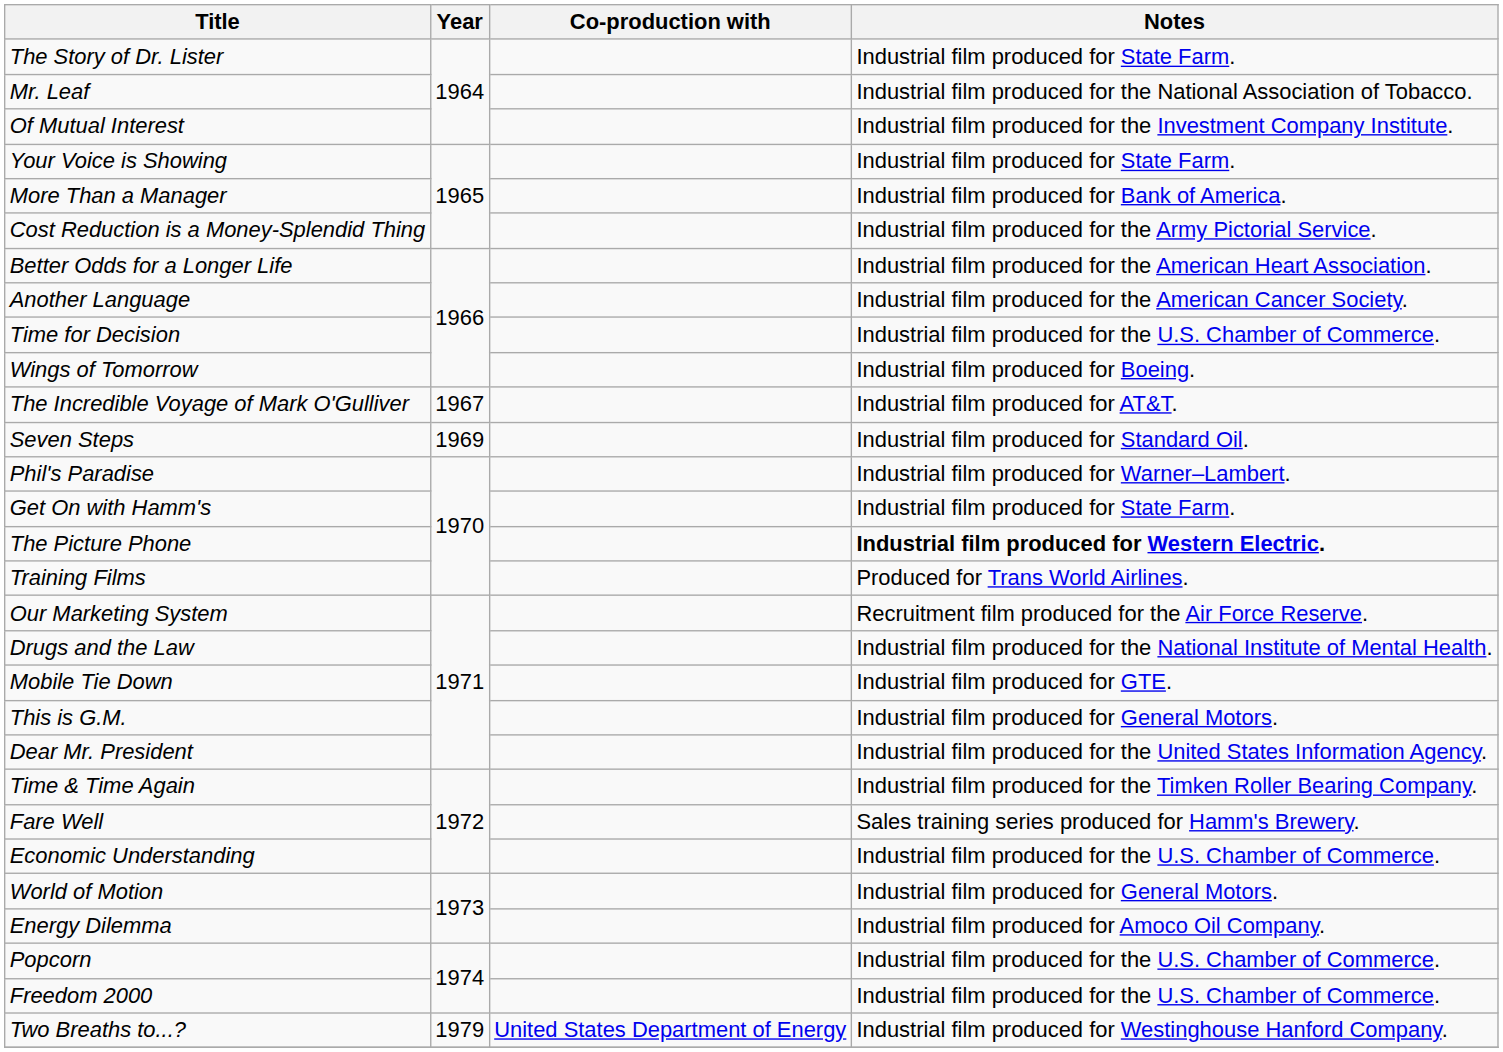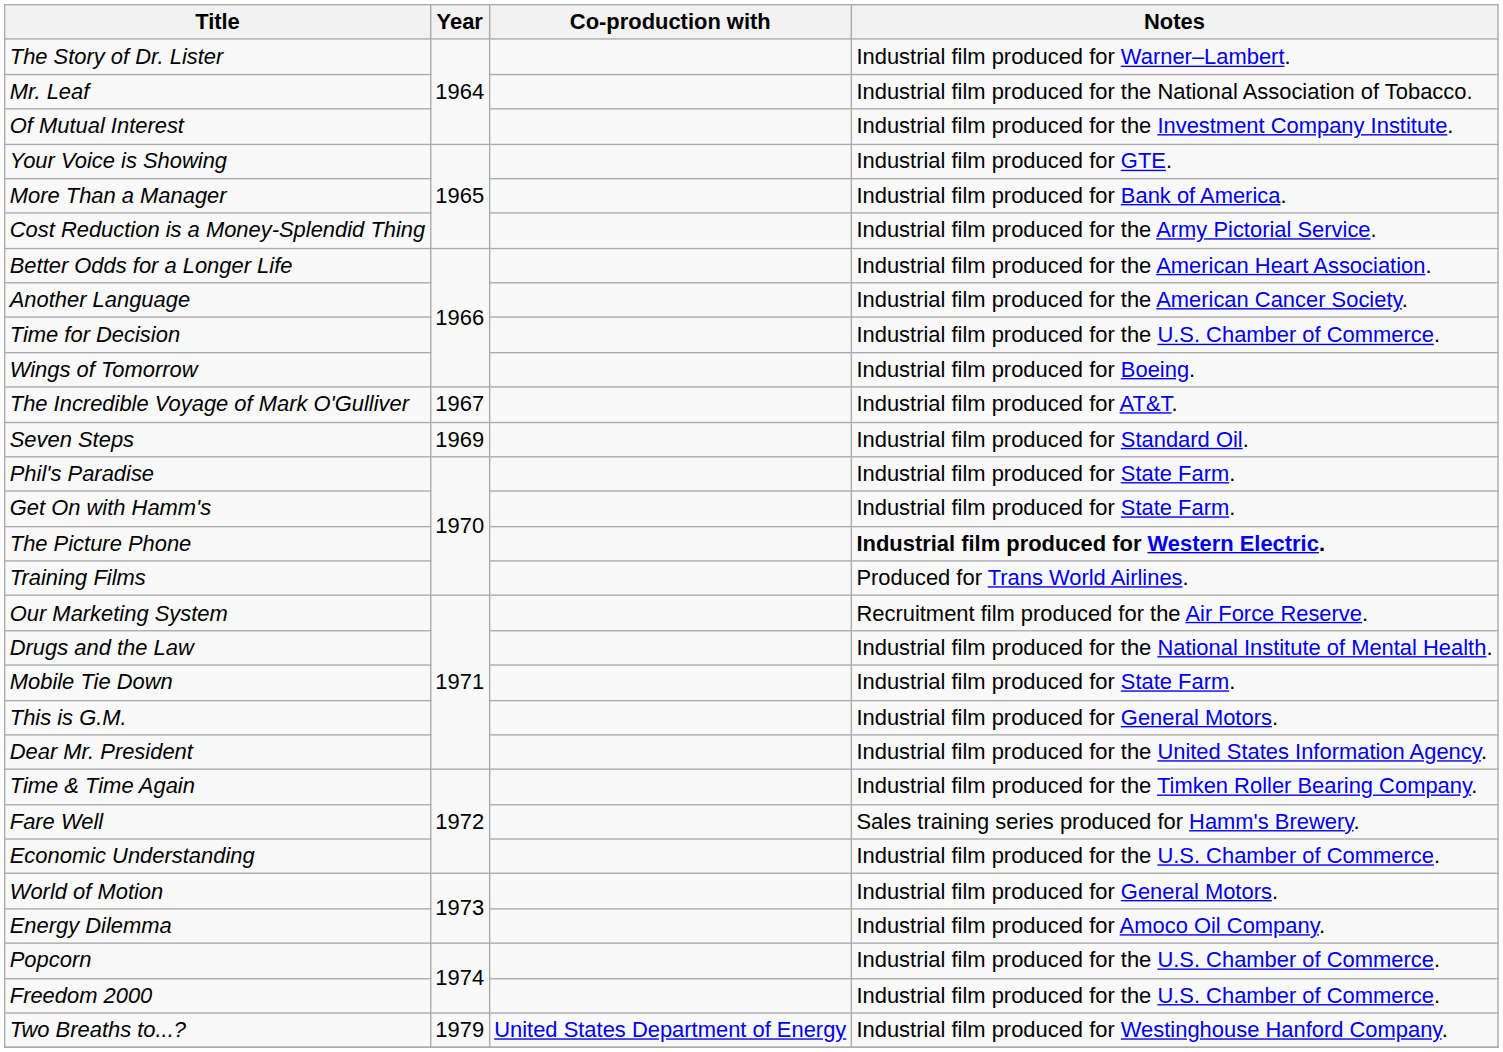(1046, 56) Industrial film produced for State Farm. -> (1074, 56) Industrial film produced for Warner–Lambert.
(1046, 160) Industrial film produced for State Farm. -> (1014, 160) Industrial film produced for GTE.
(1074, 473) Industrial film produced for Warner–Lambert. -> (1046, 473) Industrial film produced for State Farm.
(1014, 682) Industrial film produced for GTE. -> (1046, 682) Industrial film produced for State Farm.
